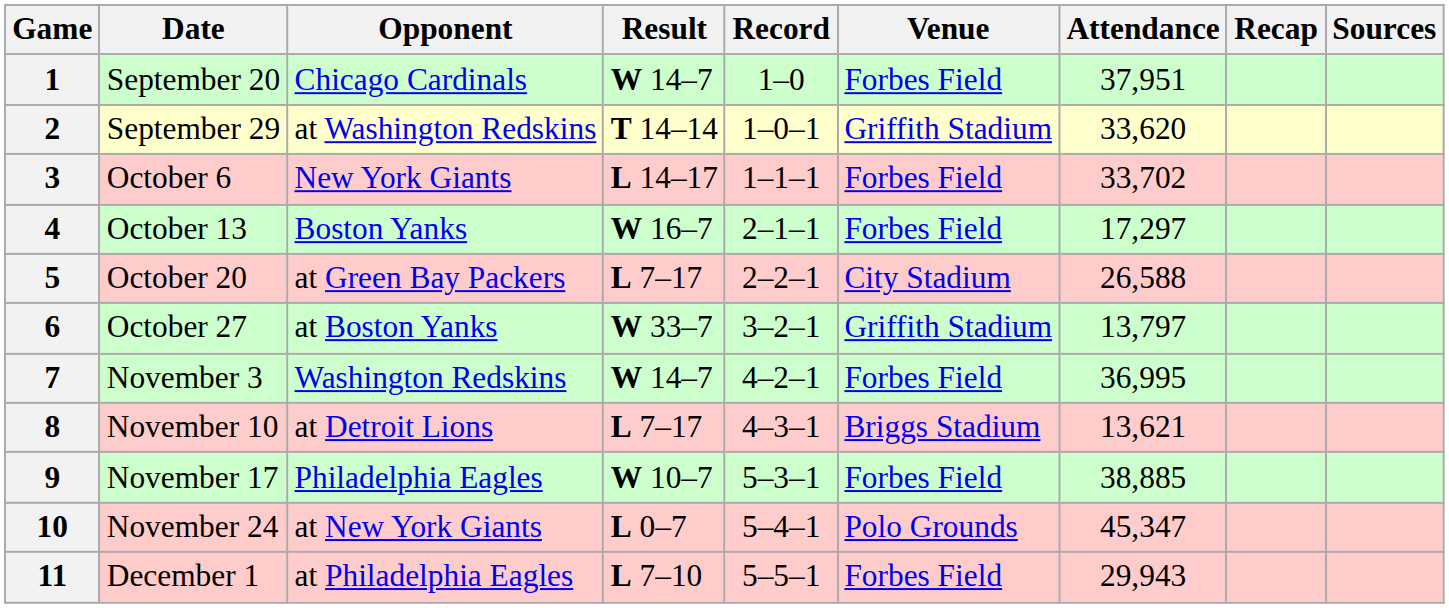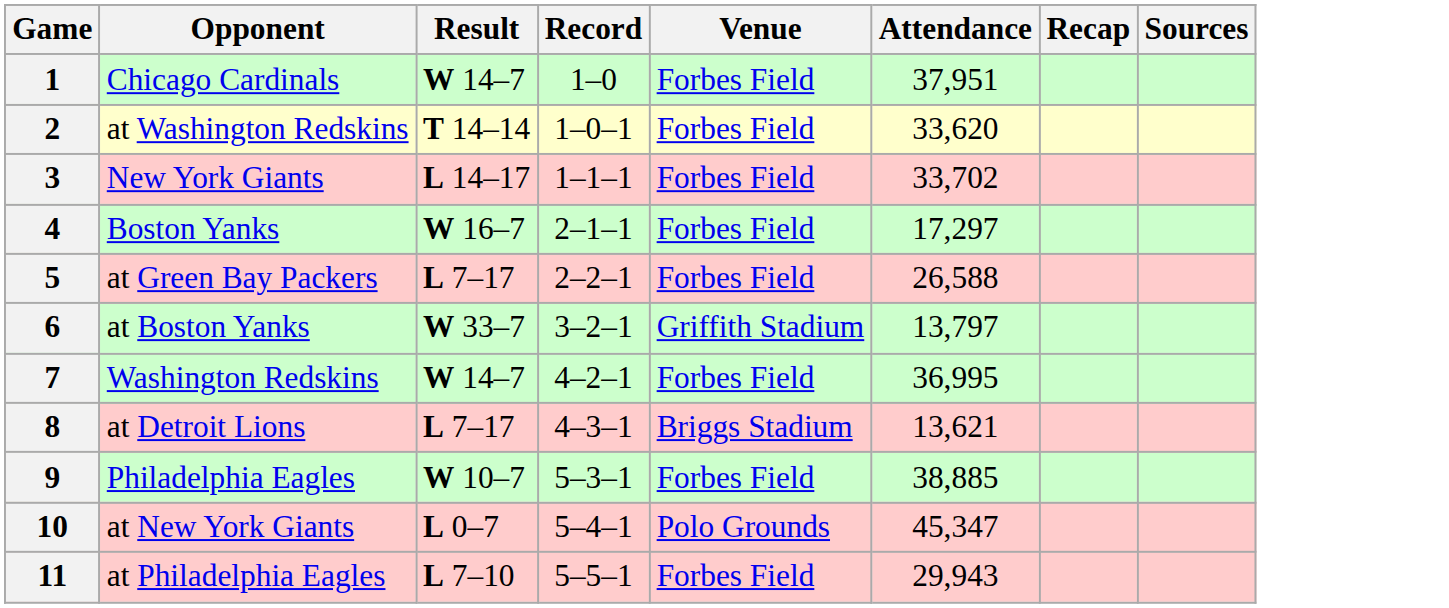- column: (193, 29)
(948, 128) Griffith Stadium -> (735, 128) Forbes Field
(928, 278) City Stadium -> (735, 278) Forbes Field
